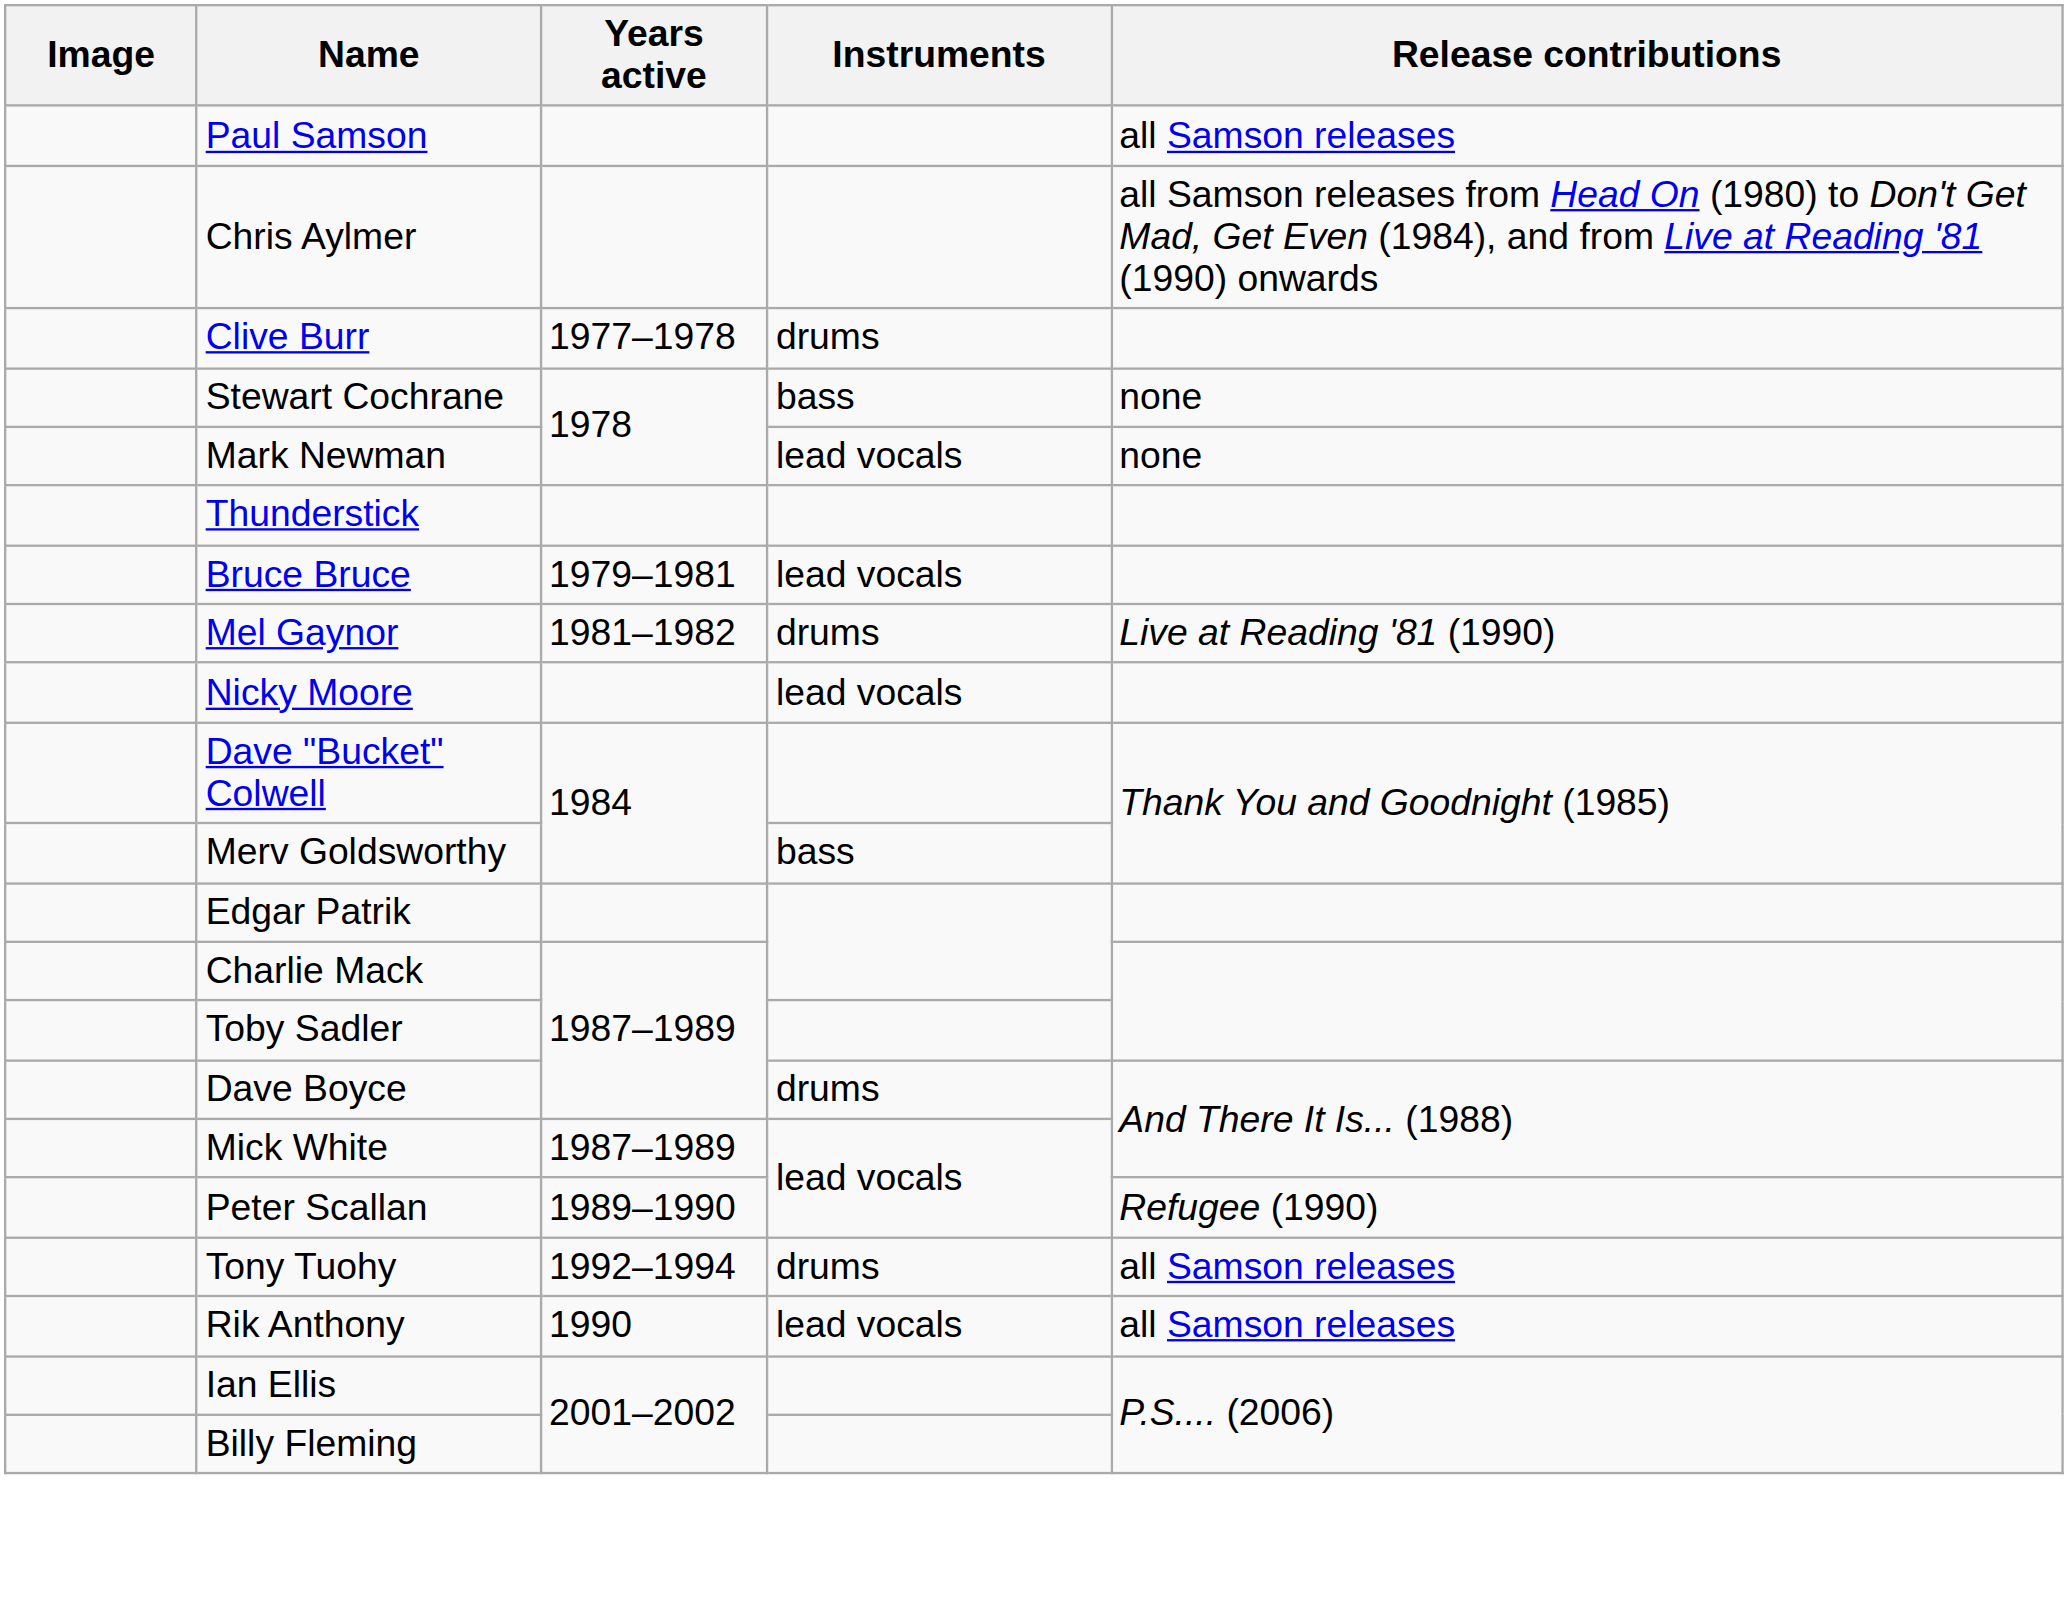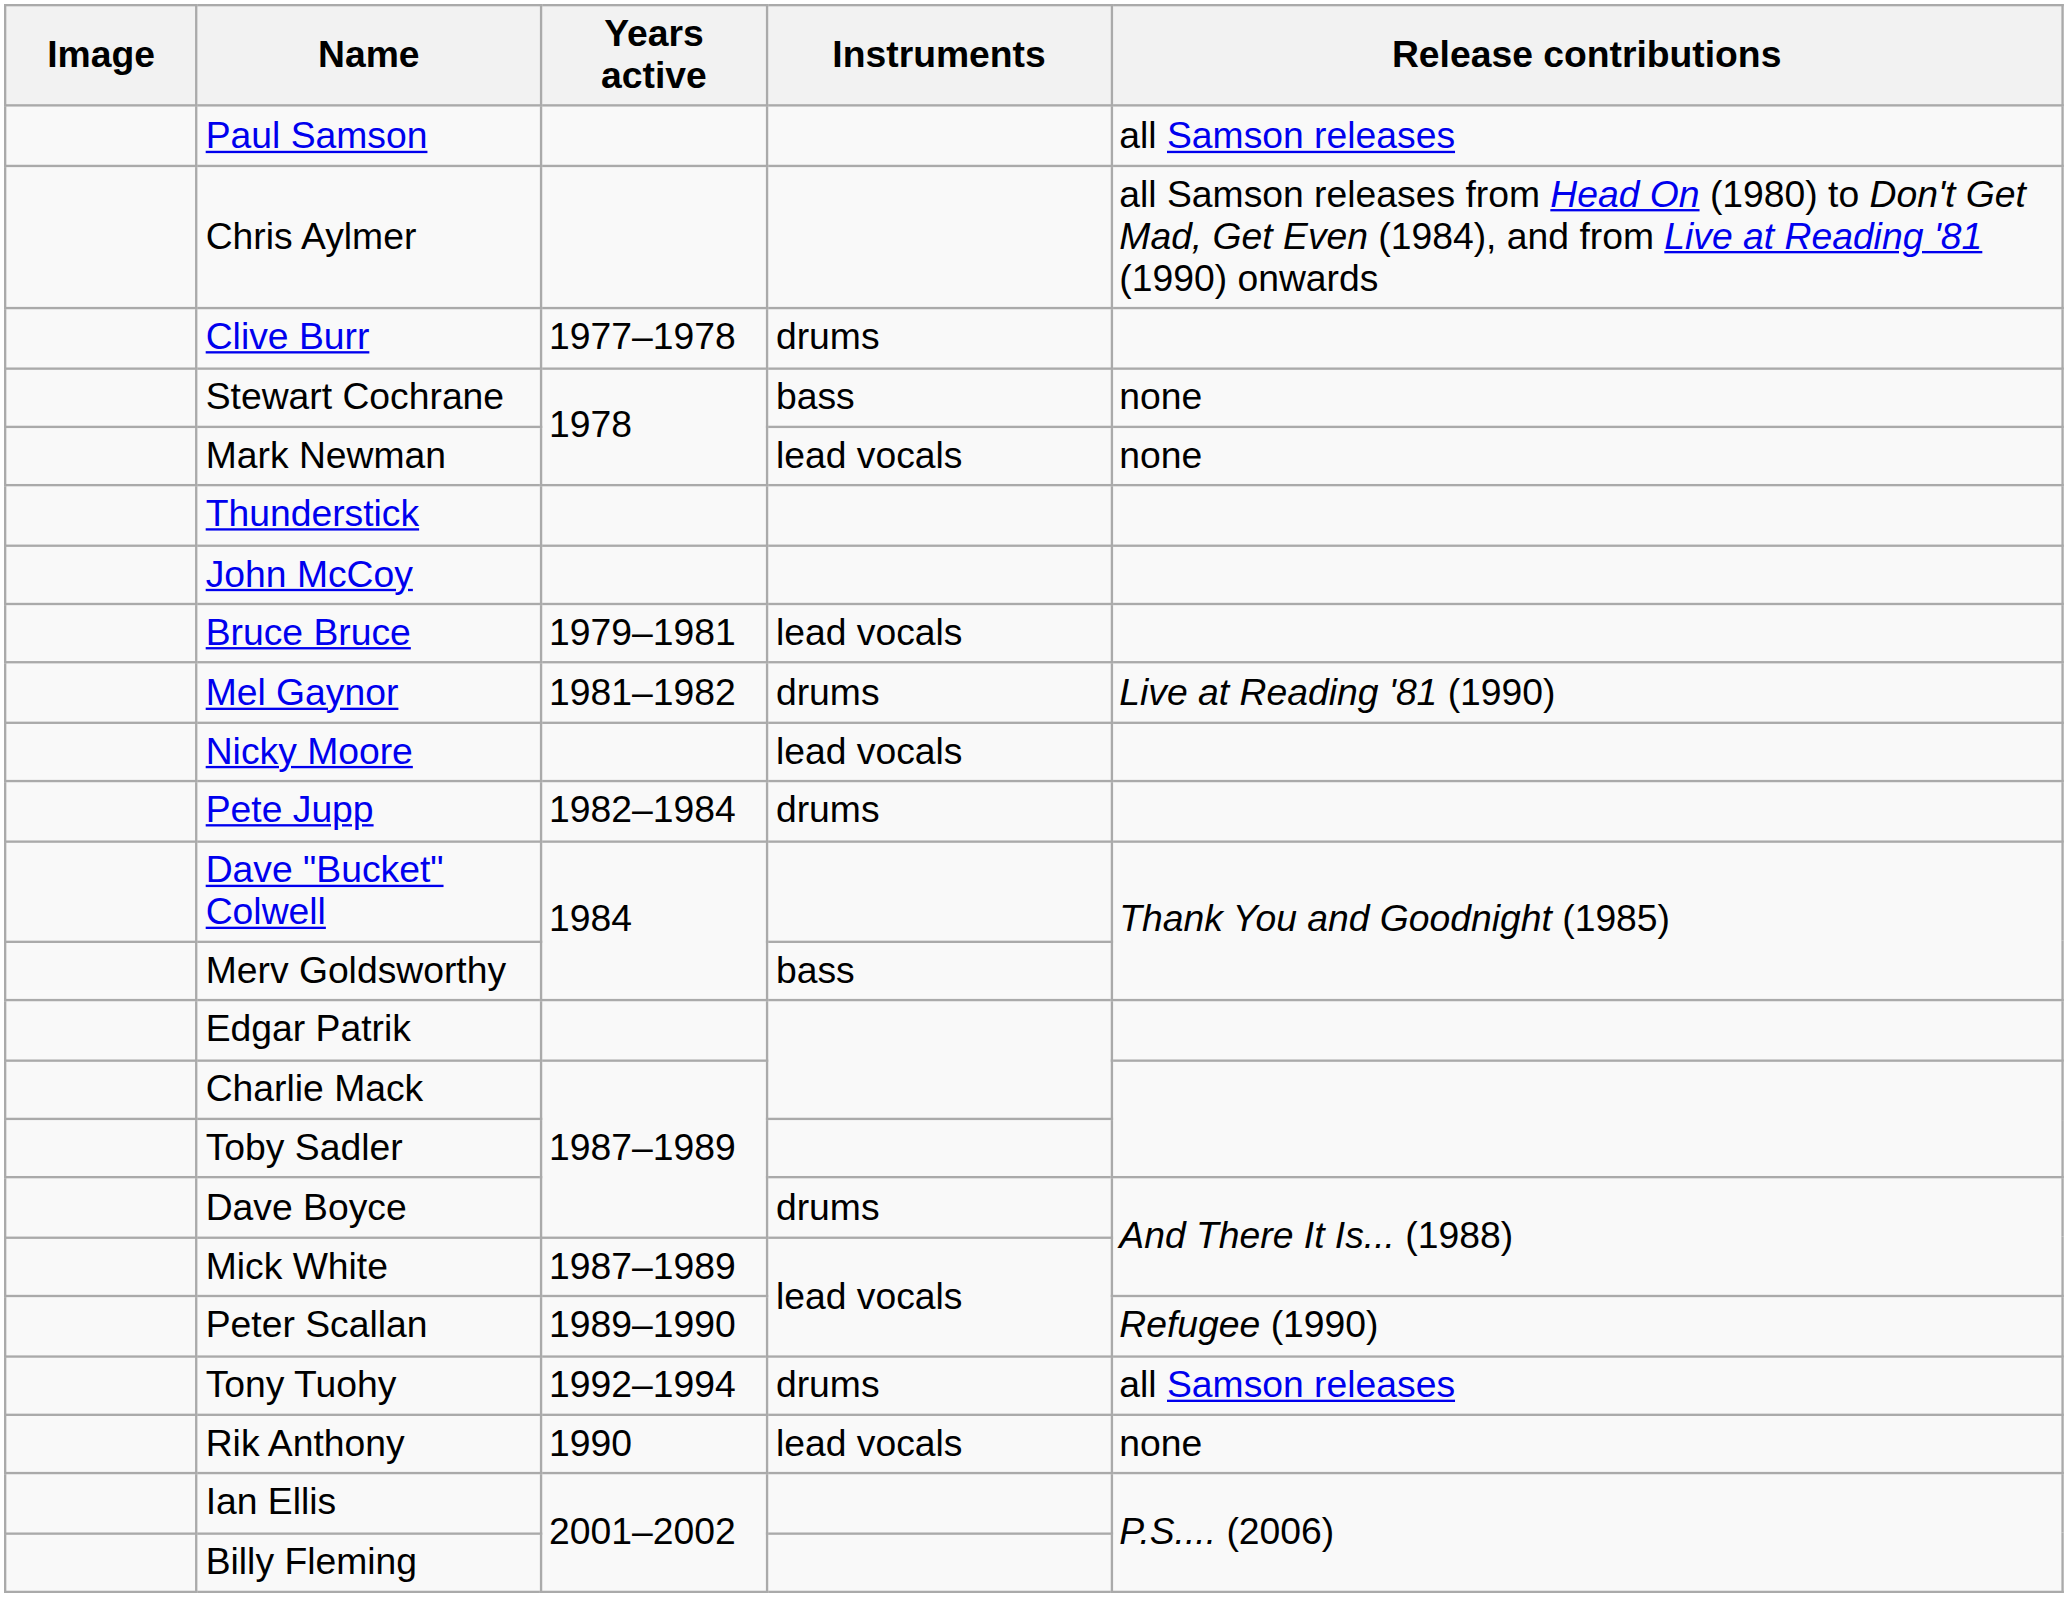+ row: (309, 573)
+ row: (290, 810)
(1287, 1325) all Samson releases -> (1161, 1443) none
